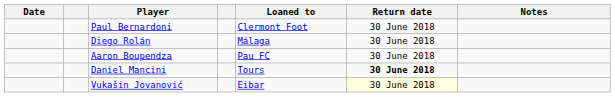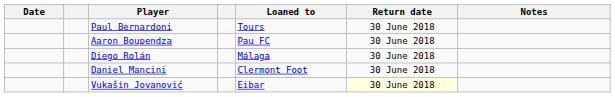(273, 26) Clermont Foot -> (251, 26) Tours
rows swapped: (131, 56) <-> (121, 41)
(251, 70) Tours -> (273, 70) Clermont Foot
(402, 70) bold -> (402, 70) normal
